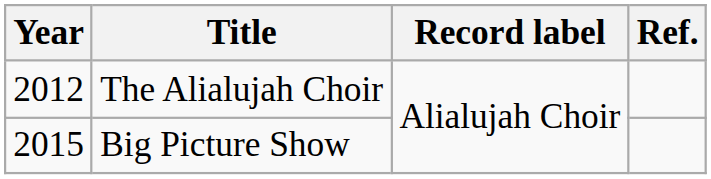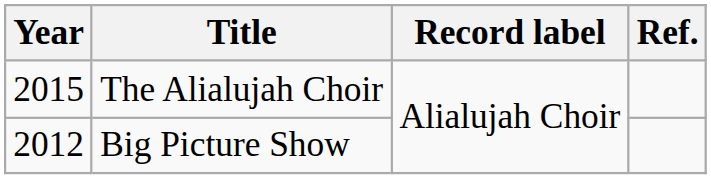(49, 88) 2012 -> (49, 88) 2015
(49, 144) 2015 -> (49, 144) 2012
